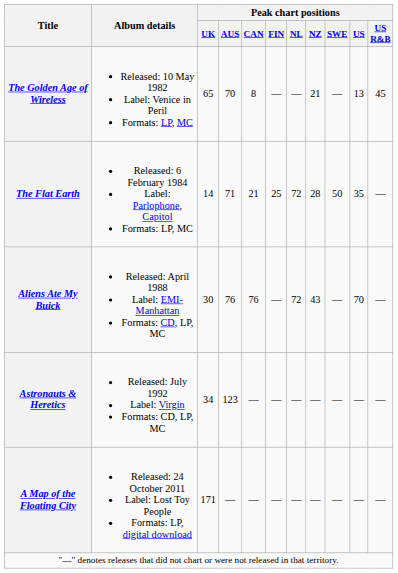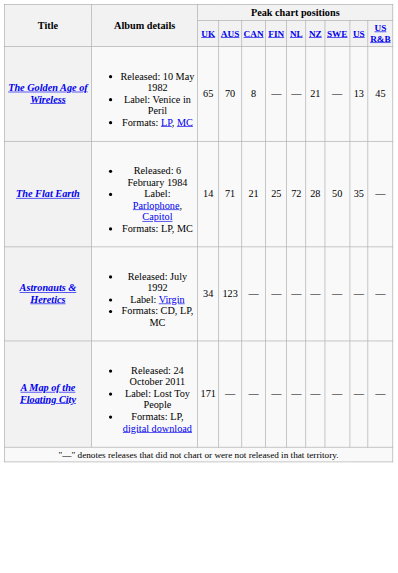- row: (48, 299)
